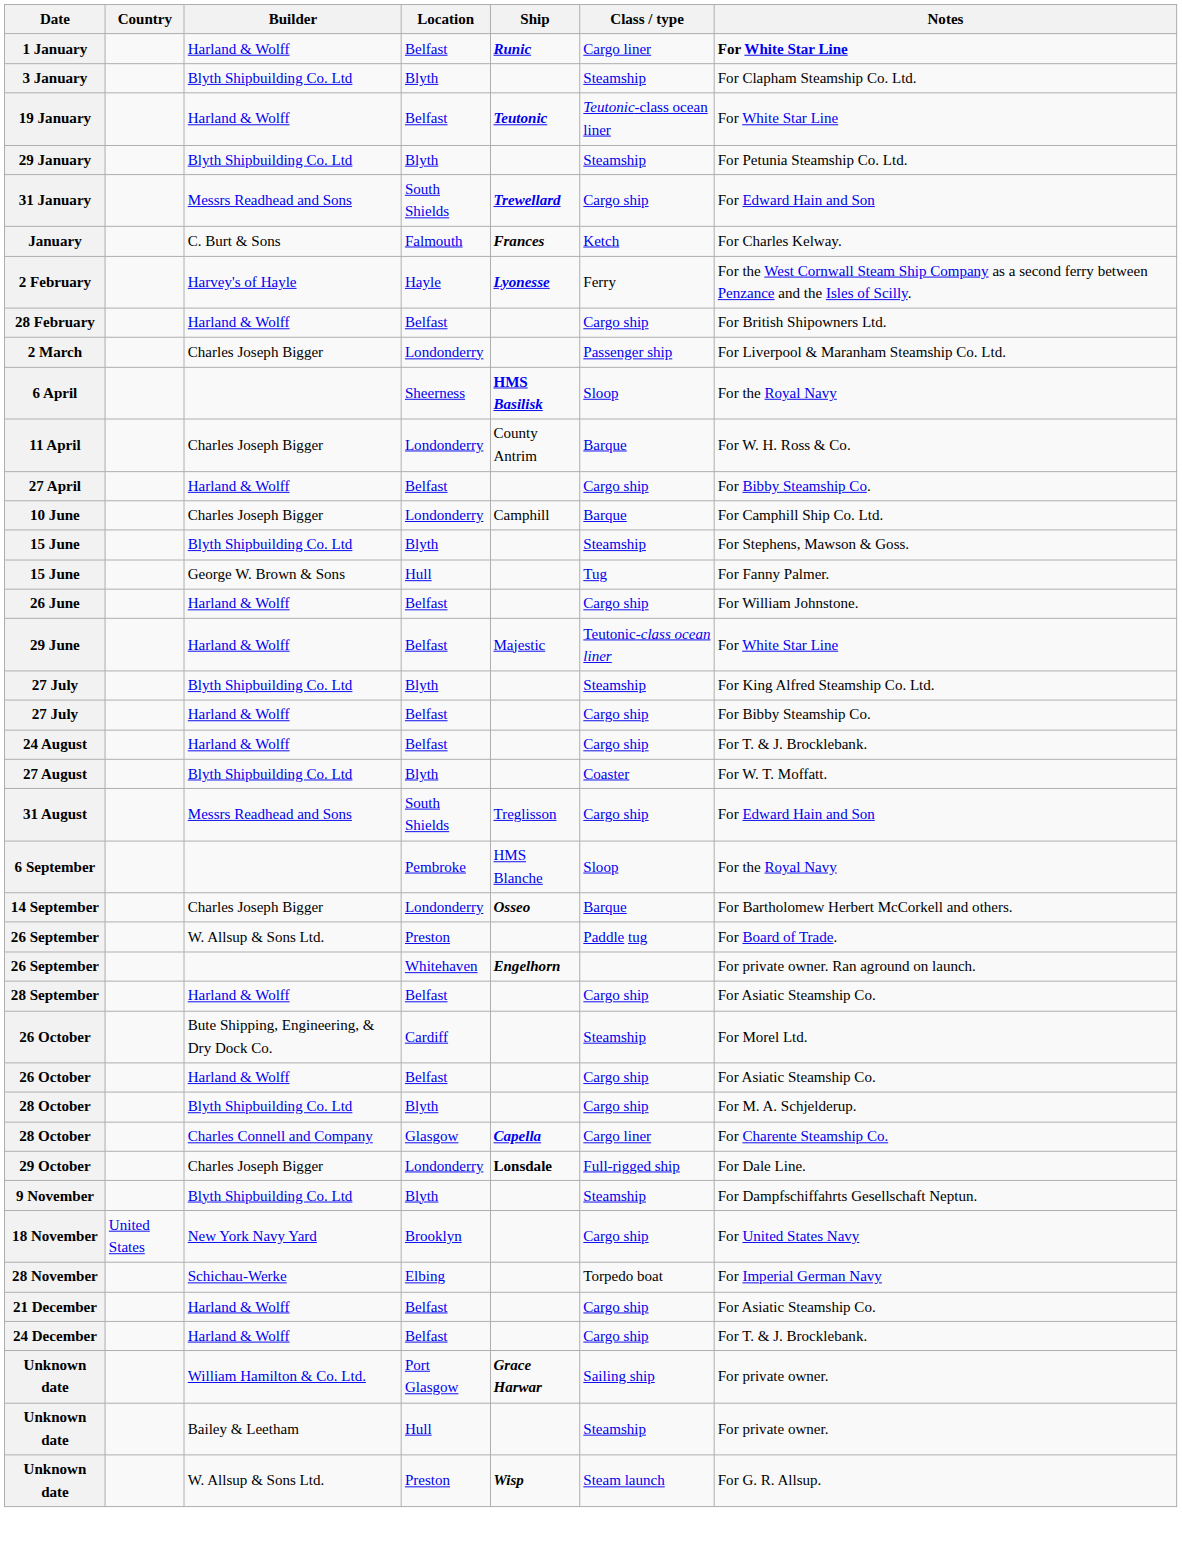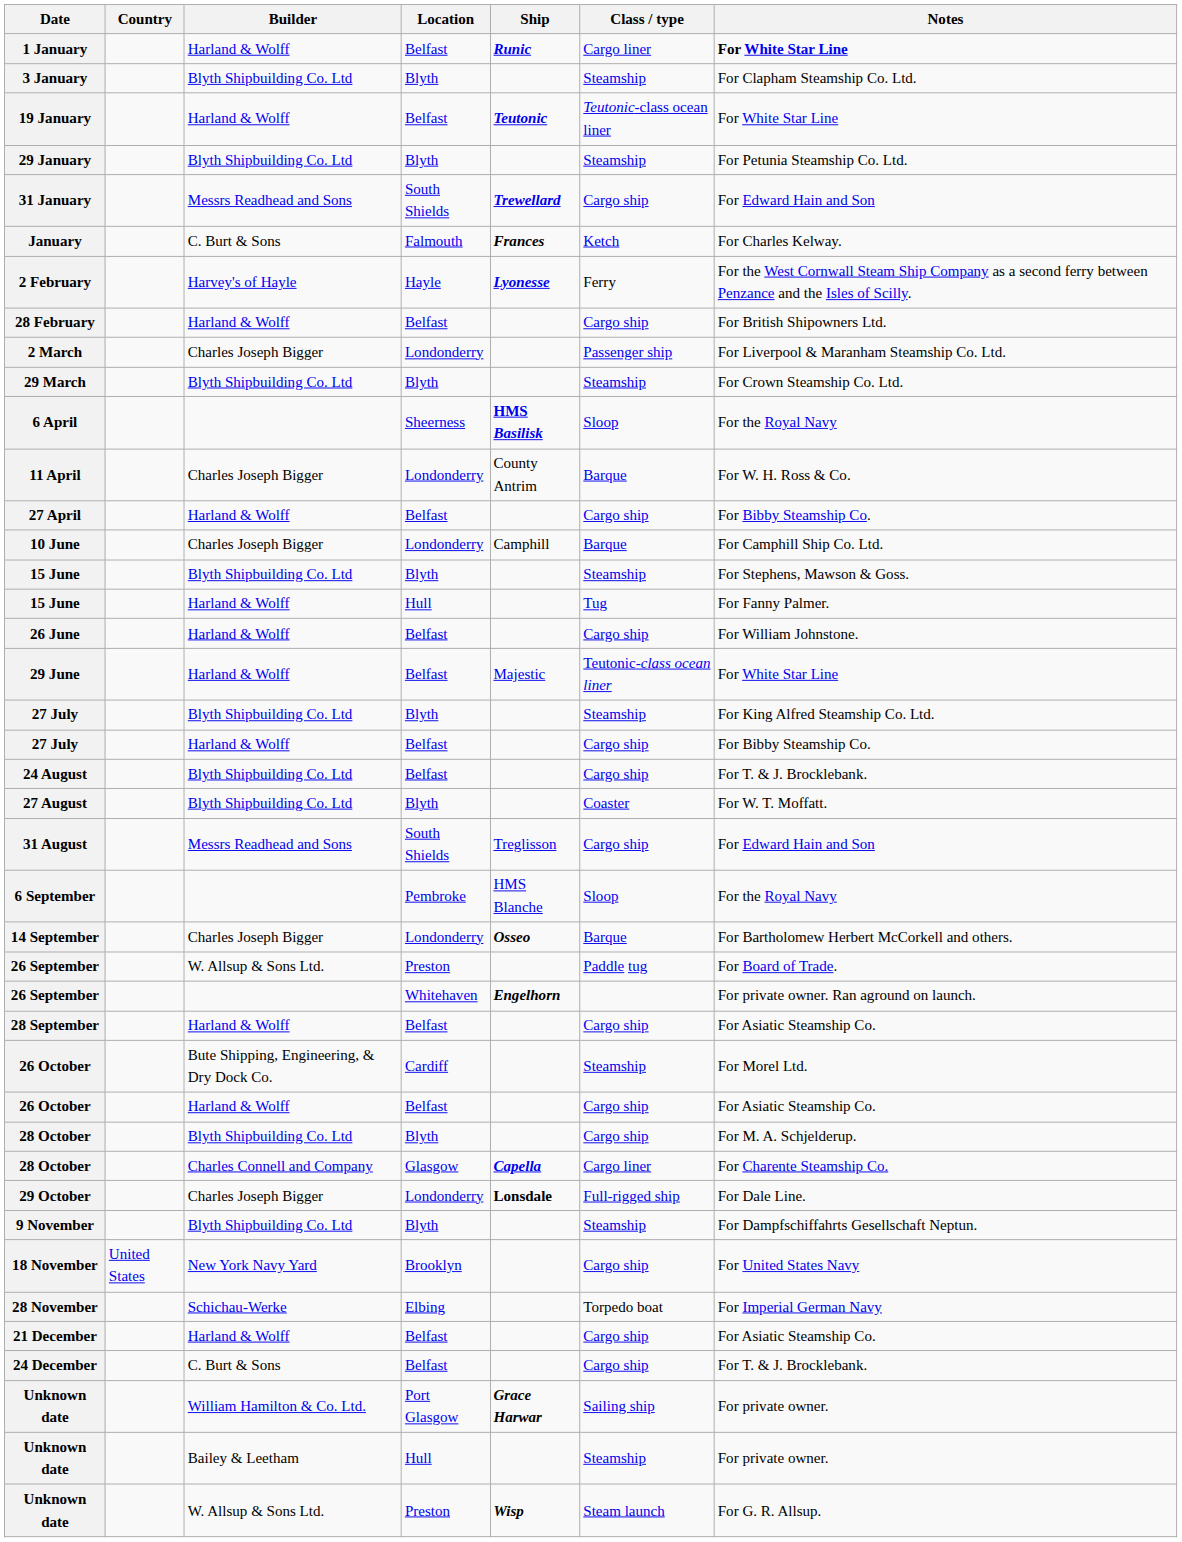+ row: (55, 381)
(266, 574) George W. Brown & Sons -> (239, 603) Harland & Wolff
(239, 744) Harland & Wolff -> (270, 773) Blyth Shipbuilding Co. Ltd
(239, 1336) Harland & Wolff -> (234, 1365) C. Burt & Sons
